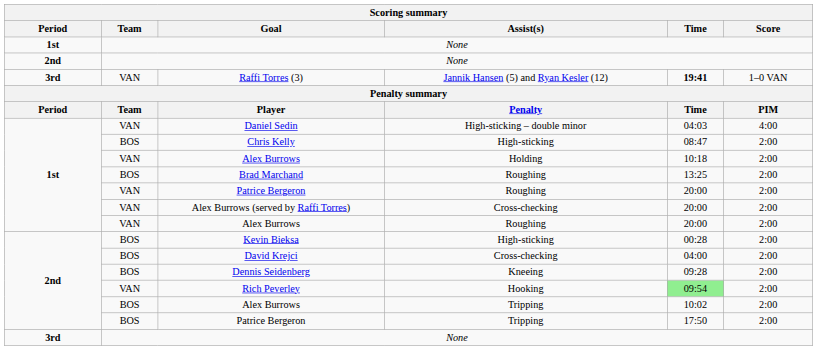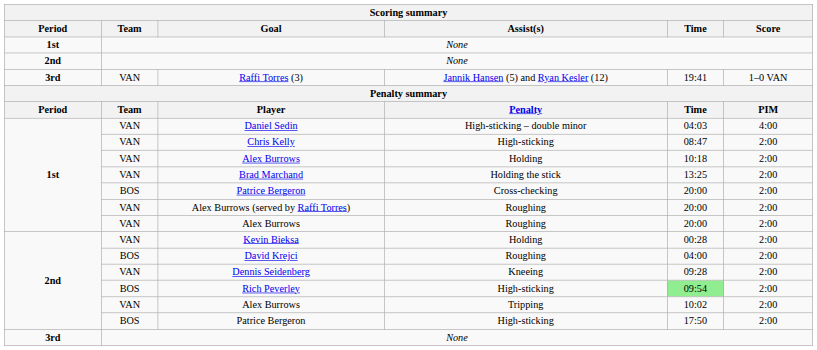(695, 77) bold -> (695, 77) normal
(130, 142) BOS -> (130, 142) VAN
(130, 175) BOS -> (130, 175) VAN
(526, 175) Roughing -> (526, 175) Holding the stick
(130, 191) VAN -> (130, 191) BOS
(526, 191) Roughing -> (526, 191) Cross-checking
(526, 207) Cross-checking -> (526, 207) Roughing
(130, 239) BOS -> (130, 239) VAN
(526, 239) High-sticking -> (526, 239) Holding
(526, 256) Cross-checking -> (526, 256) Roughing
(130, 272) BOS -> (130, 272) VAN
(130, 288) VAN -> (130, 288) BOS
(526, 288) Hooking -> (526, 288) High-sticking
(130, 304) BOS -> (130, 304) VAN
(526, 321) Tripping -> (526, 321) High-sticking
